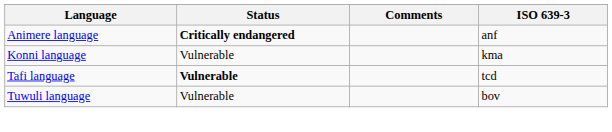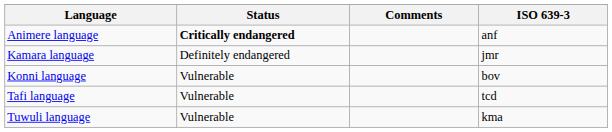+ row: (51, 55)
(492, 55) kma -> (491, 75) bov
(209, 75) bold -> (207, 96) normal
(491, 96) bov -> (492, 116) kma
